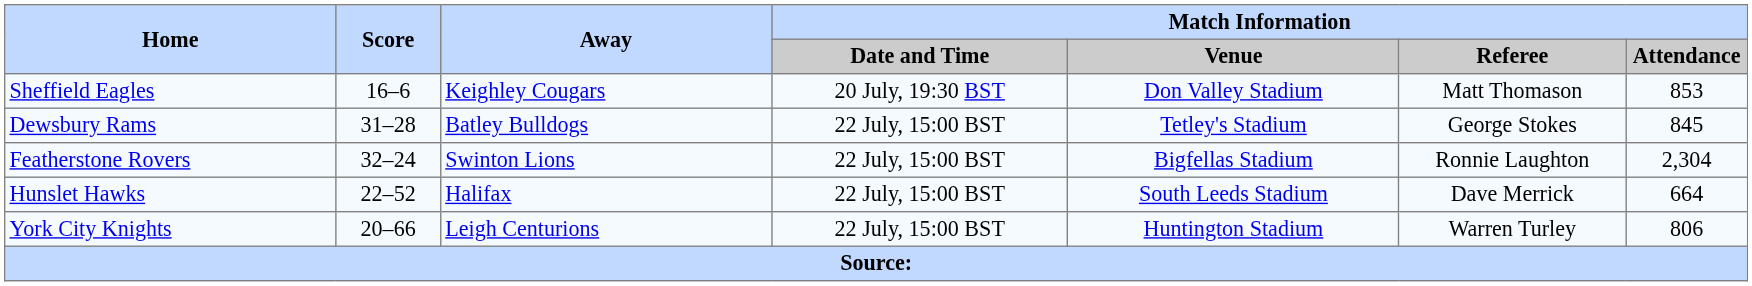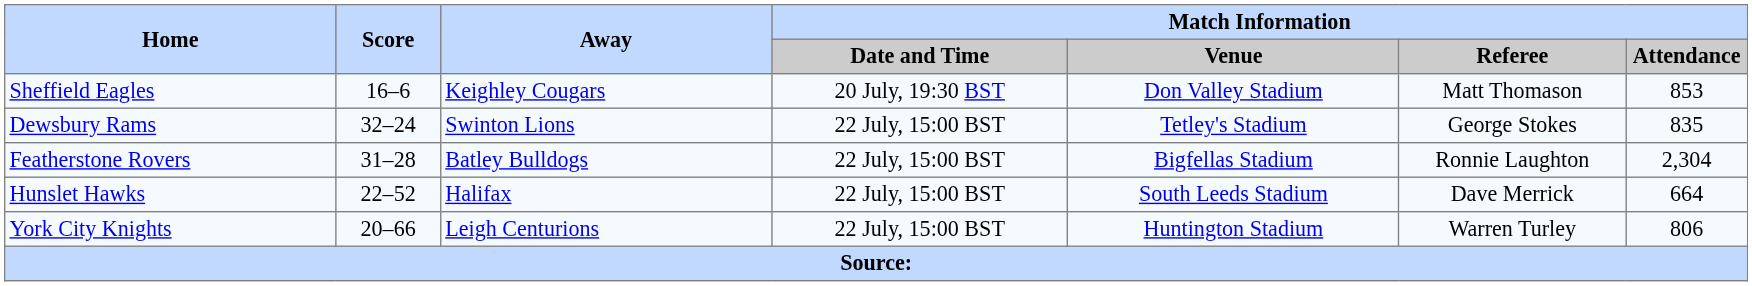(388, 125) 31–28 -> (388, 125) 32–24
(517, 125) Batley Bulldogs -> (510, 125) Swinton Lions
(1687, 125) 845 -> (1687, 125) 835
(388, 159) 32–24 -> (388, 159) 31–28
(510, 159) Swinton Lions -> (517, 159) Batley Bulldogs
